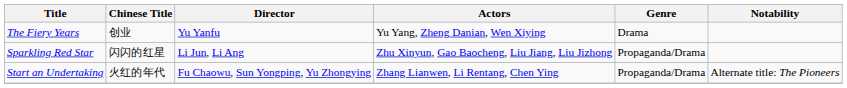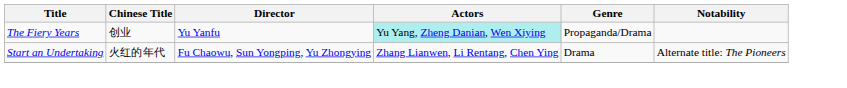(461, 32) no background -> (461, 32) paleturquoise background
(633, 32) Drama -> (608, 32) Propaganda/Drama
- row: (50, 52)
(661, 72) Propaganda/Drama -> (579, 52) Drama
